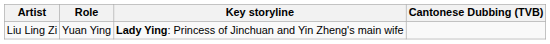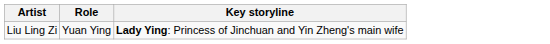- column: (476, 13)
